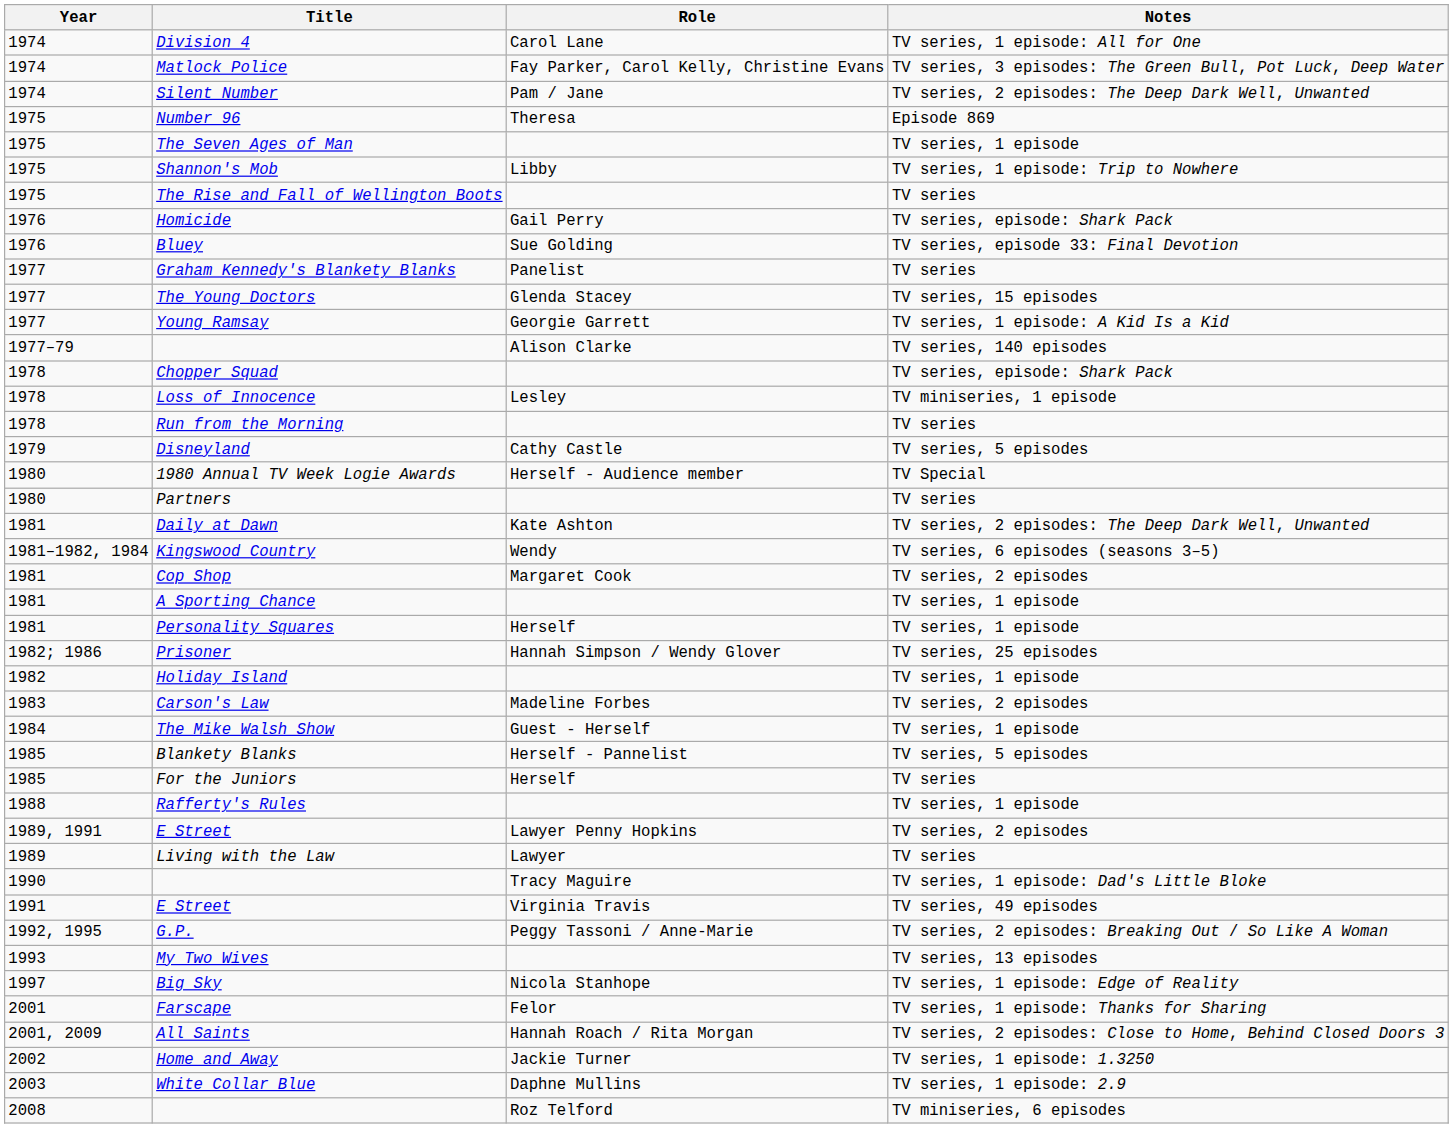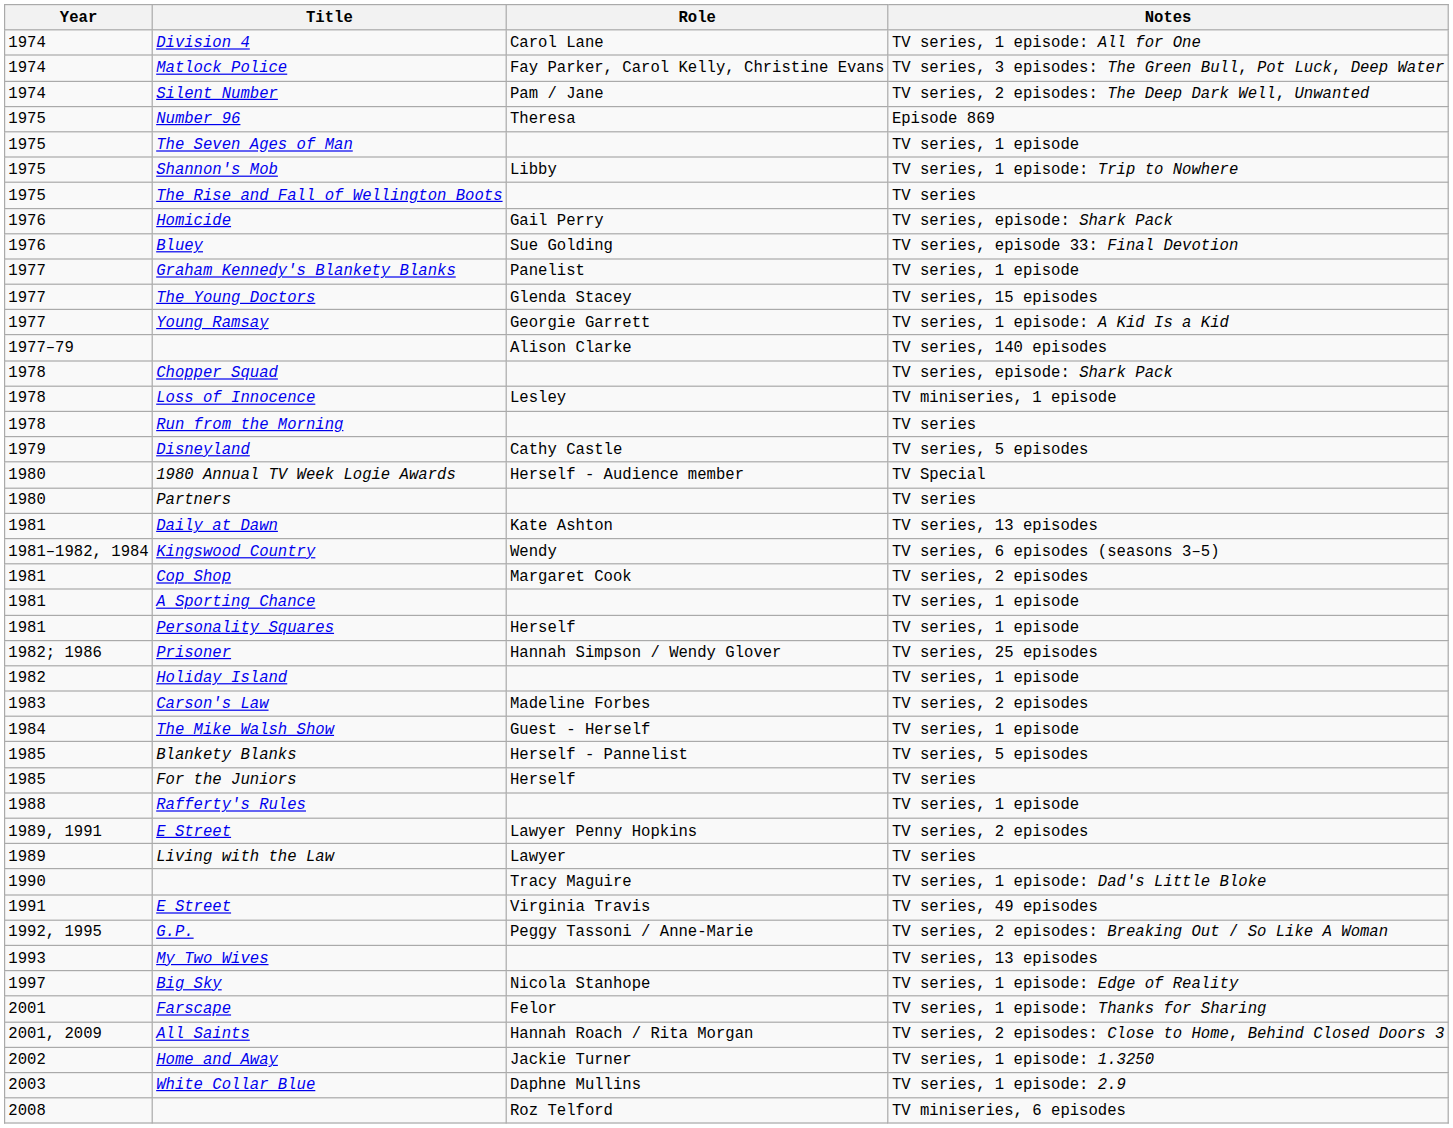(934, 272) TV series -> (986, 272) TV series, 1 episode
(1131, 526) TV series, 2 episodes: The Deep Dark Well, Unwanted -> (995, 526) TV series, 13 episodes
